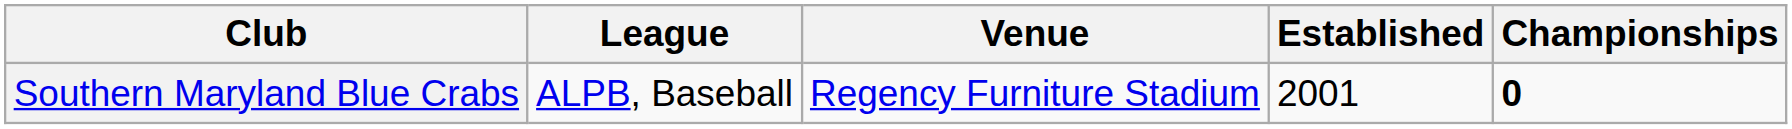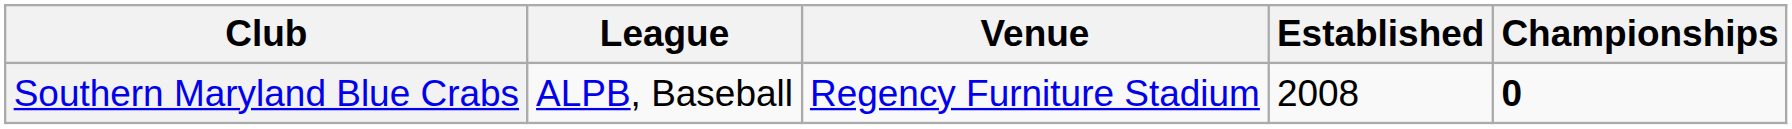(1318, 92) 2001 -> (1318, 92) 2008
